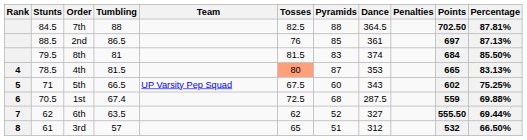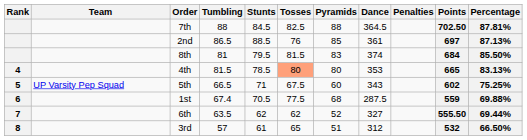columns swapped: (209, 12) <-> (48, 12)
(336, 70) 87 -> (336, 70) 80
(296, 99) 72.5 -> (296, 99) 77.5
